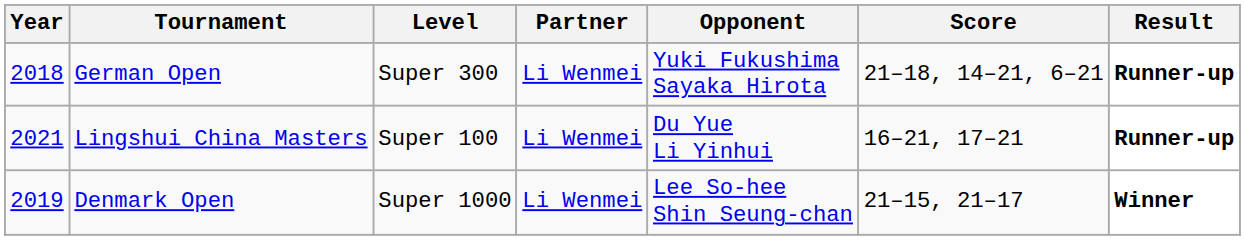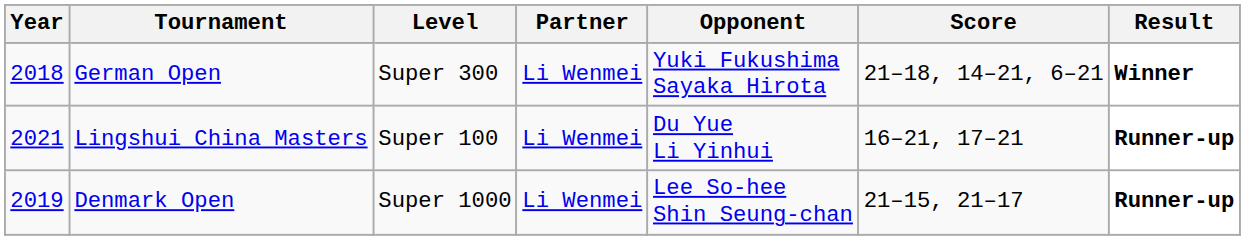(1174, 74) Runner-up -> (1154, 74) Winner
(1154, 202) Winner -> (1174, 202) Runner-up
